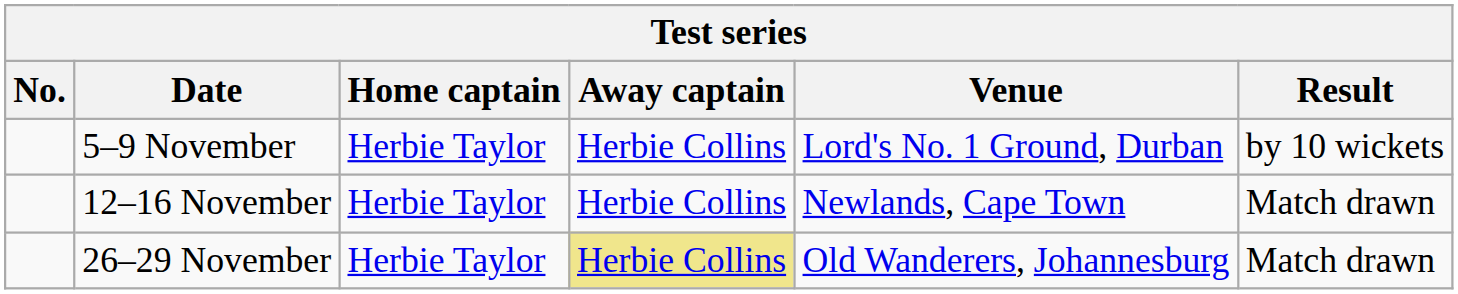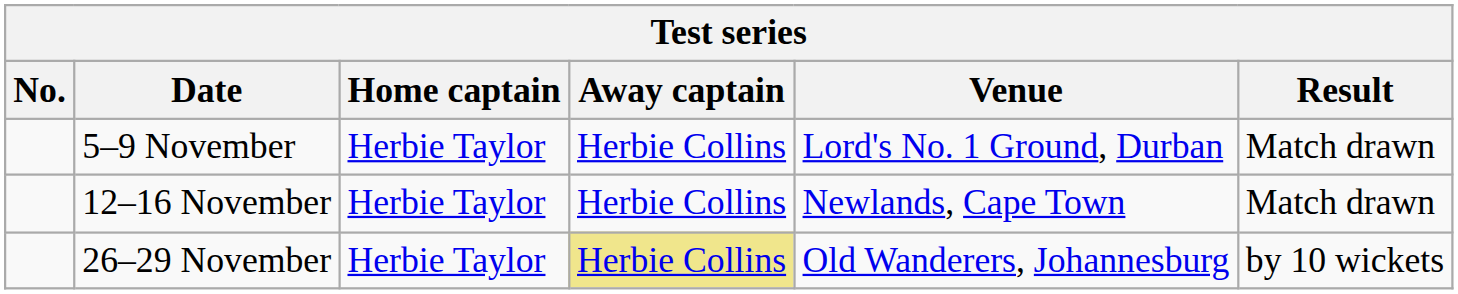(1345, 145) by 10 wickets -> (1340, 145) Match drawn
(1340, 259) Match drawn -> (1345, 259) by 10 wickets
